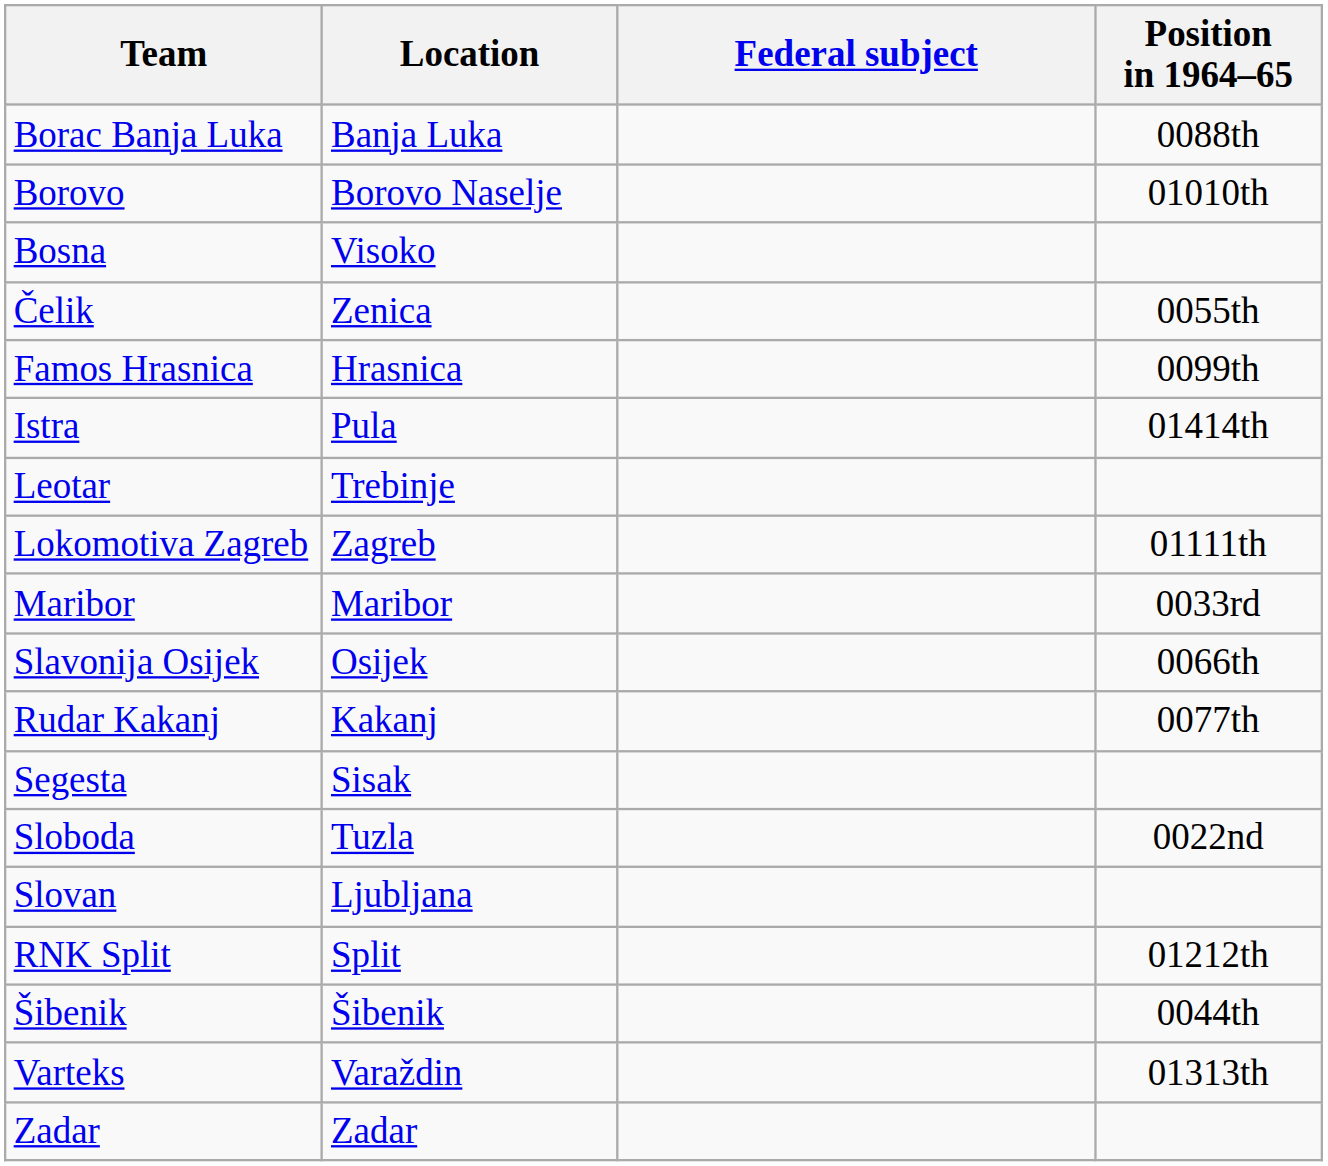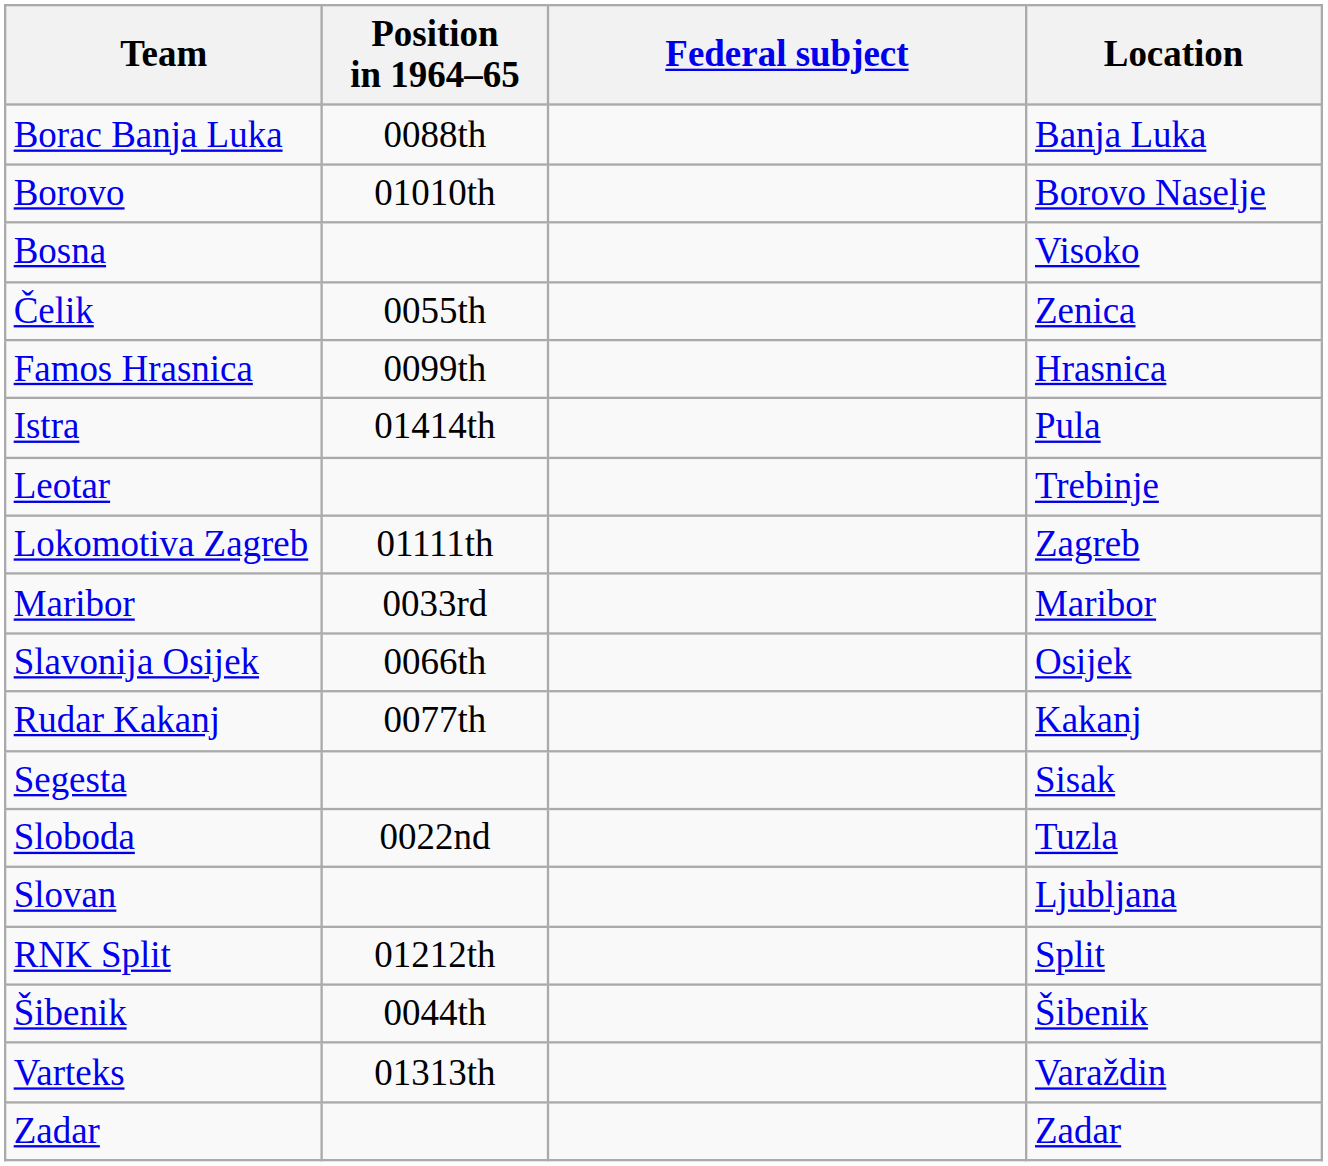columns swapped: (470, 54) <-> (1208, 54)
